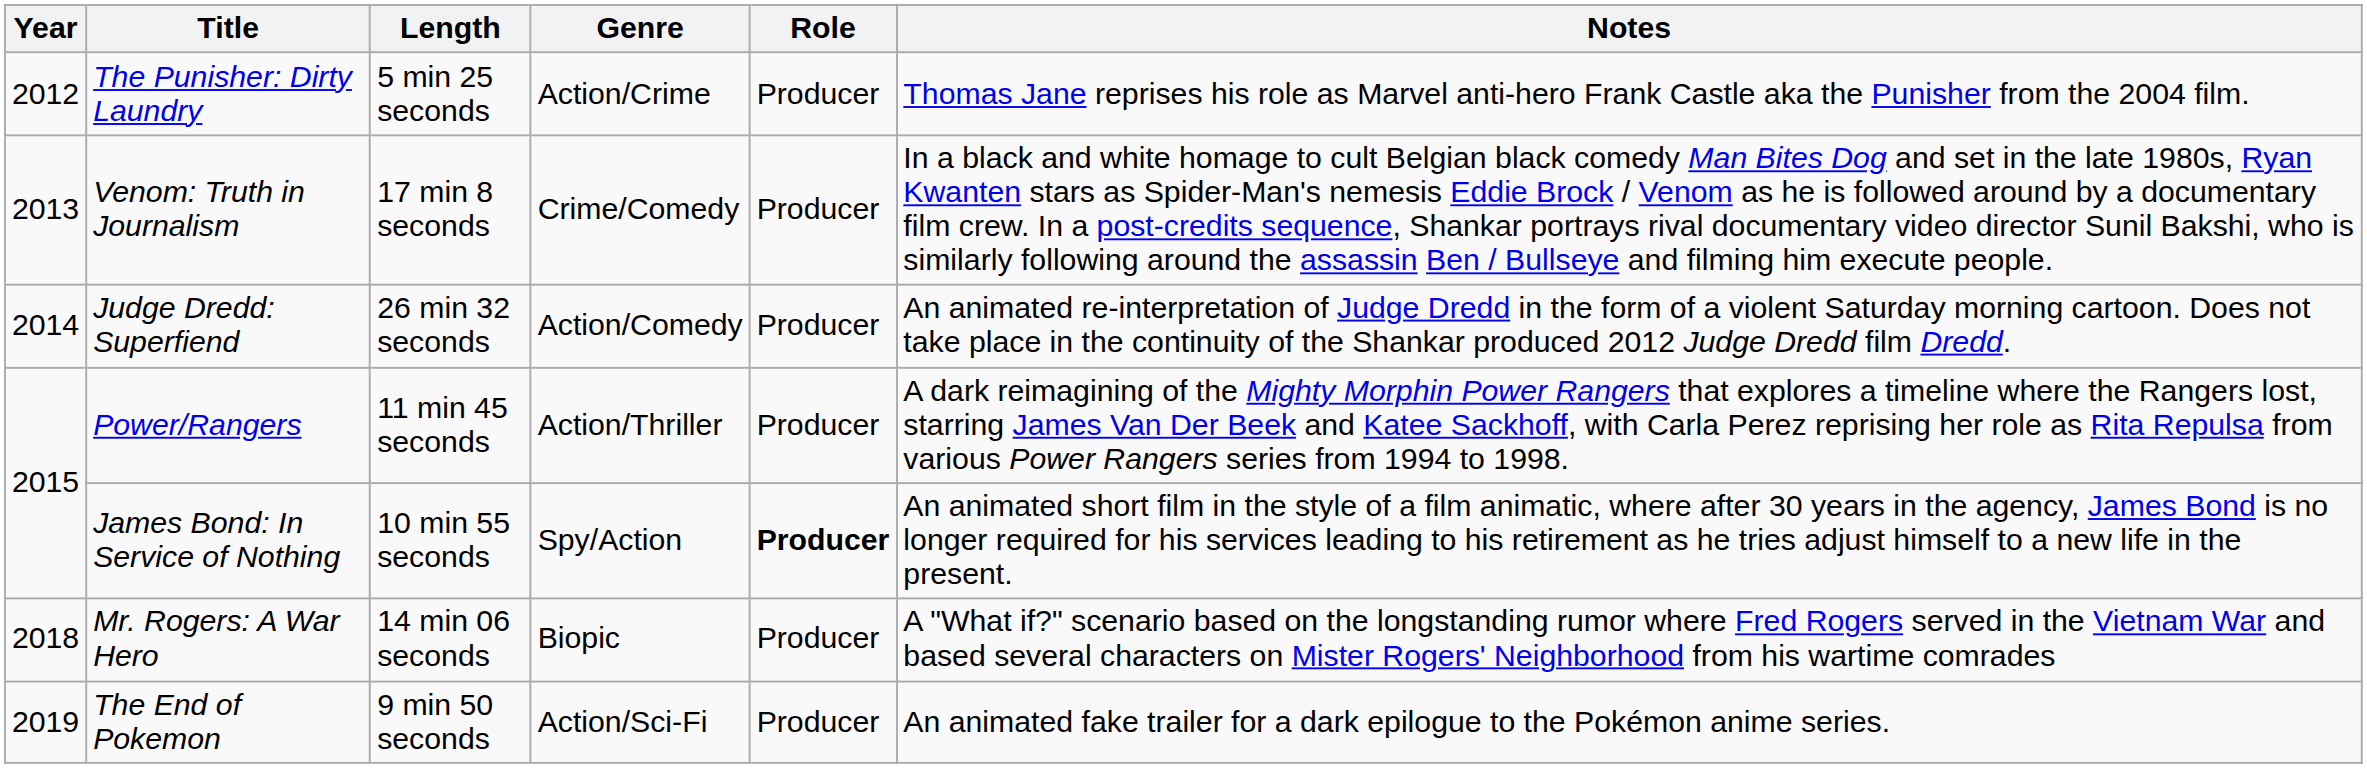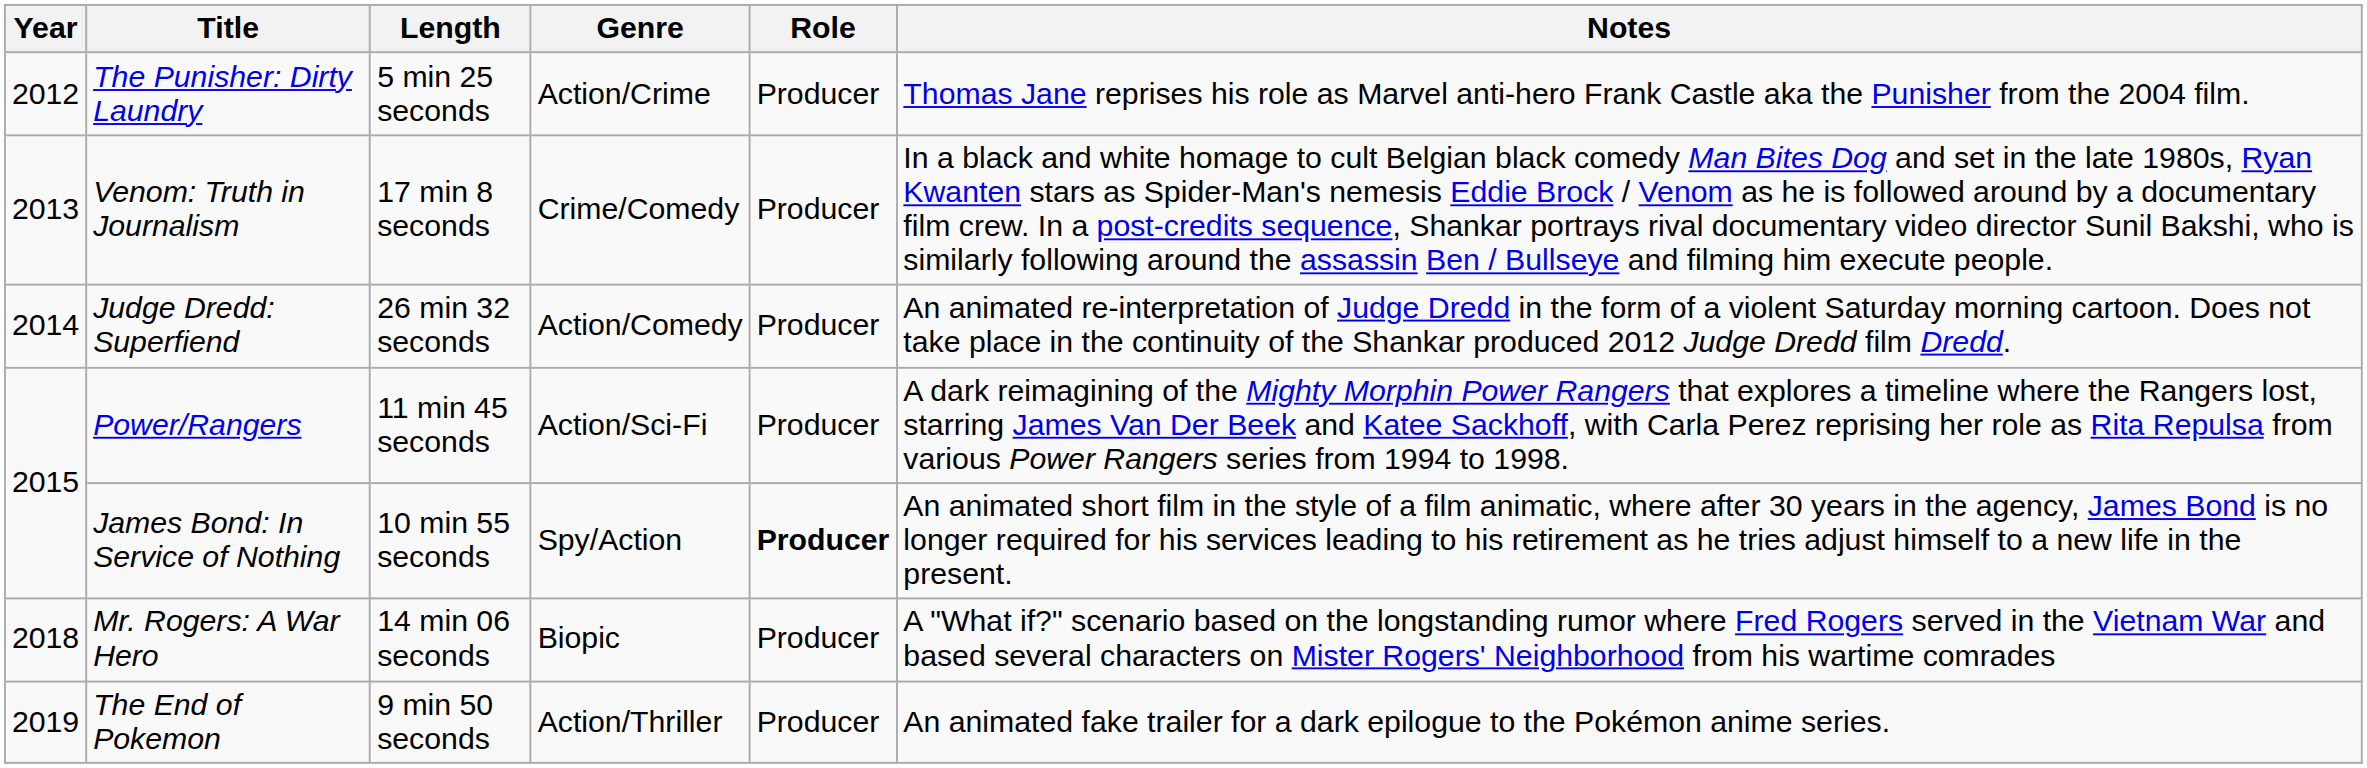(630, 424) Action/Thriller -> (622, 424) Action/Sci-Fi
(622, 721) Action/Sci-Fi -> (630, 721) Action/Thriller
